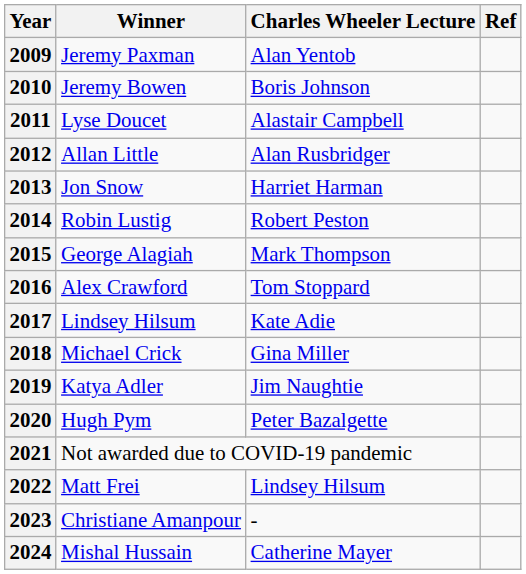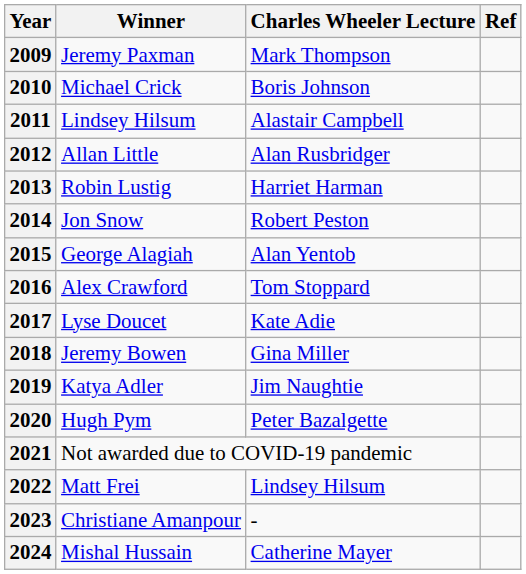(303, 54) Alan Yentob -> (321, 54) Mark Thompson
(124, 87) Jeremy Bowen -> (121, 87) Michael Crick
(114, 120) Lyse Doucet -> (128, 120) Lindsey Hilsum
(102, 187) Jon Snow -> (116, 187) Robin Lustig
(116, 220) Robin Lustig -> (102, 220) Jon Snow
(321, 253) Mark Thompson -> (303, 253) Alan Yentob
(128, 320) Lindsey Hilsum -> (114, 320) Lyse Doucet
(121, 353) Michael Crick -> (124, 353) Jeremy Bowen
